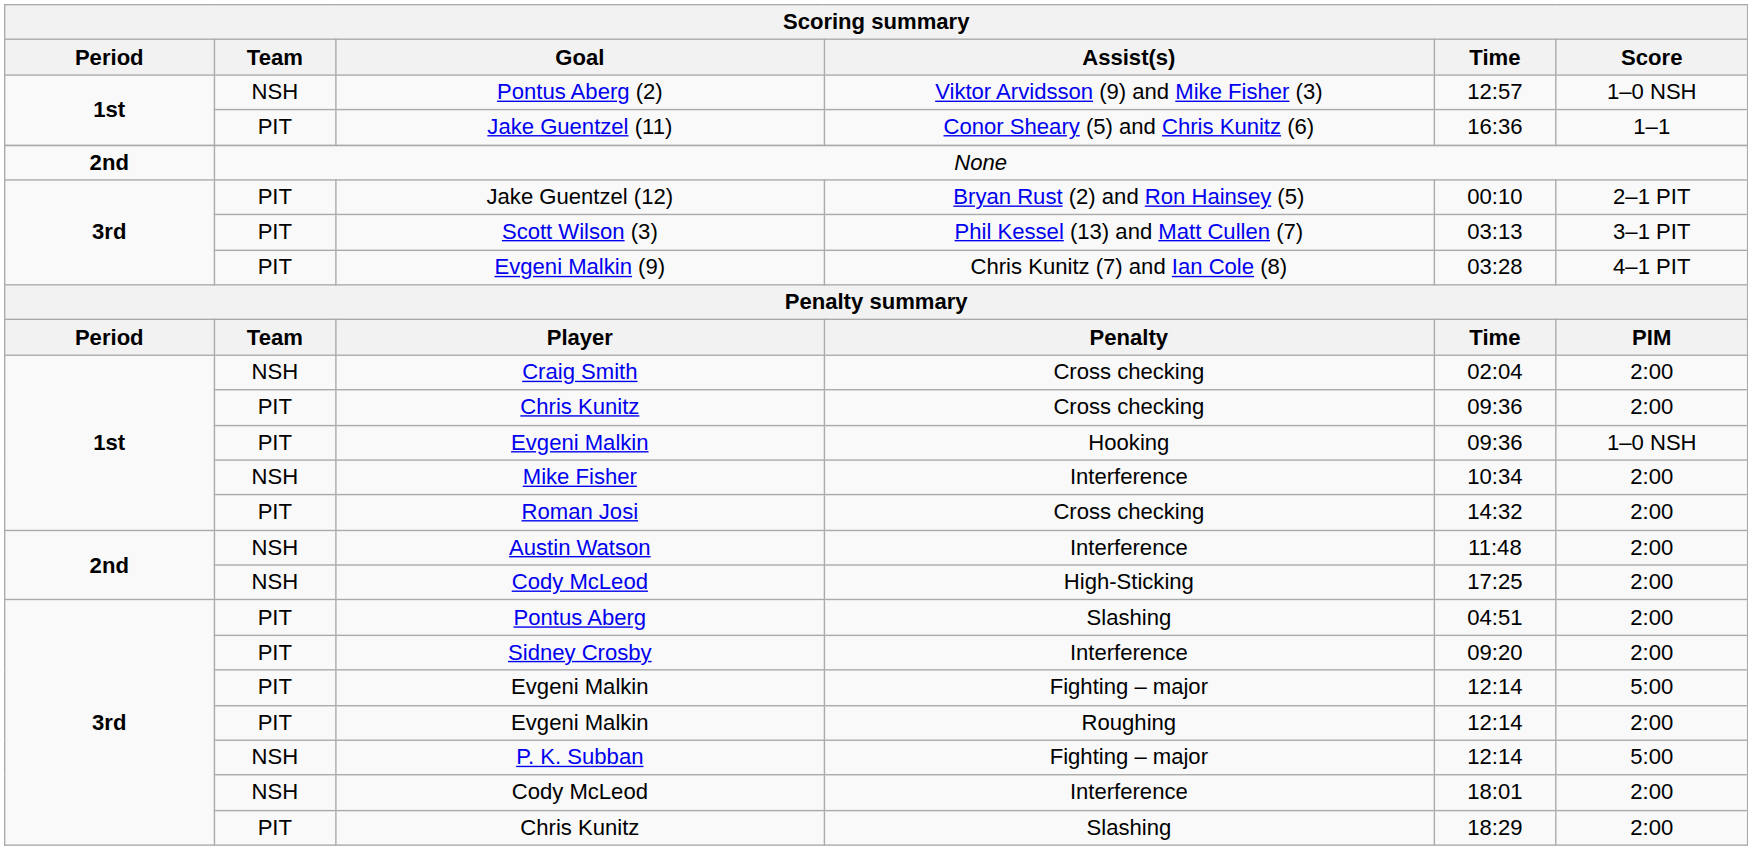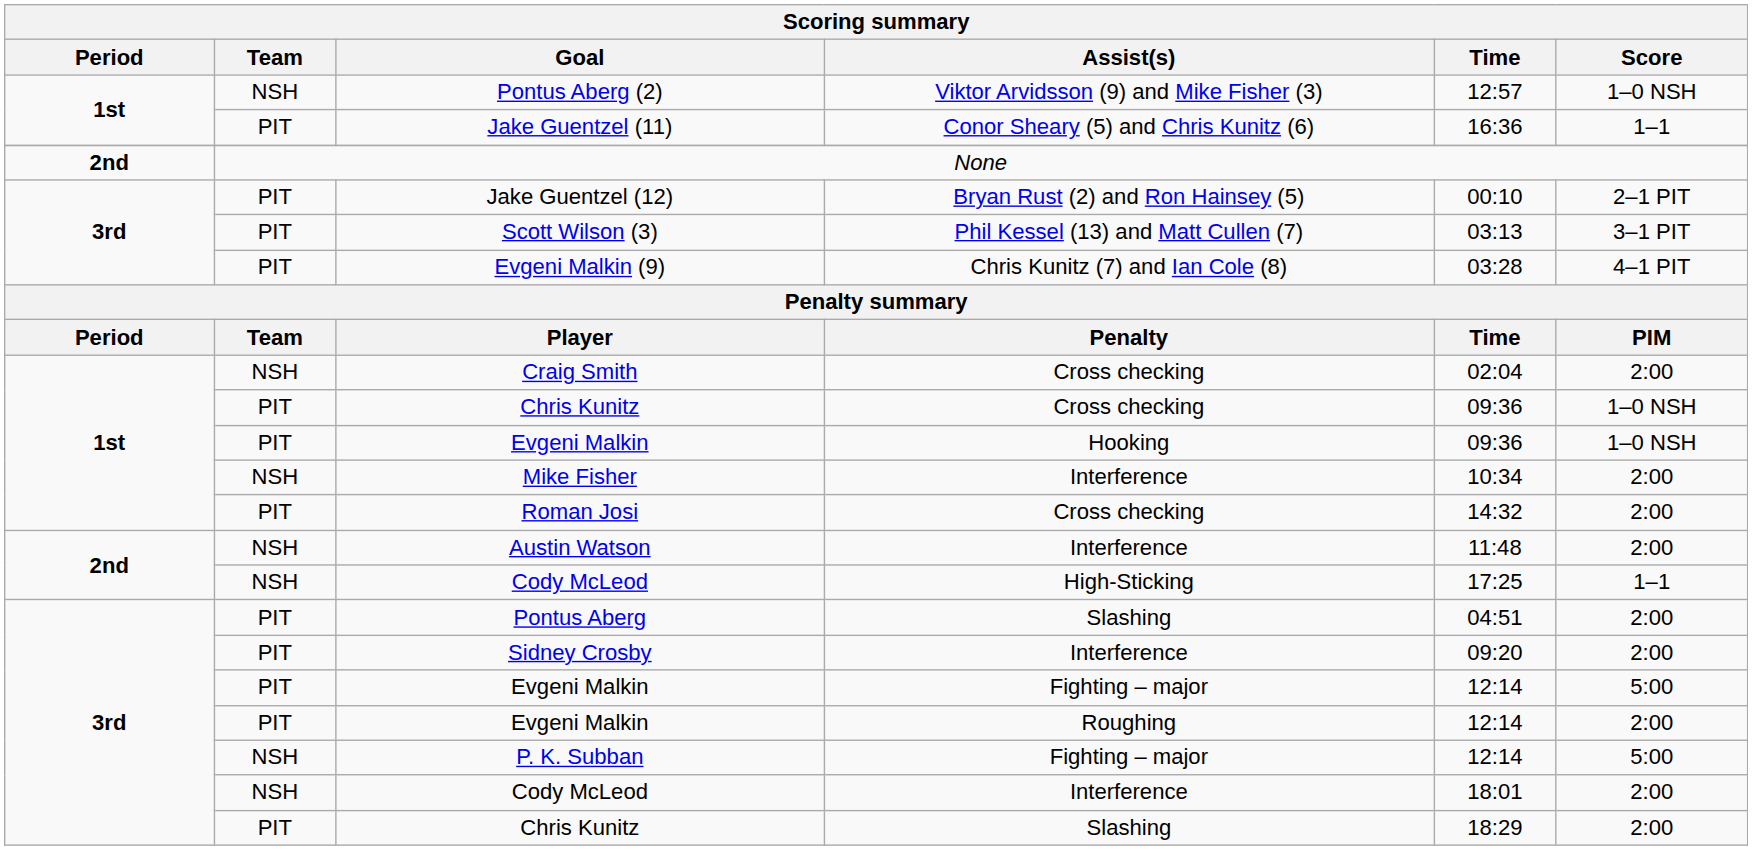(1652, 407) 2:00 -> (1652, 407) 1–0 NSH
(1652, 582) 2:00 -> (1652, 582) 1–1
